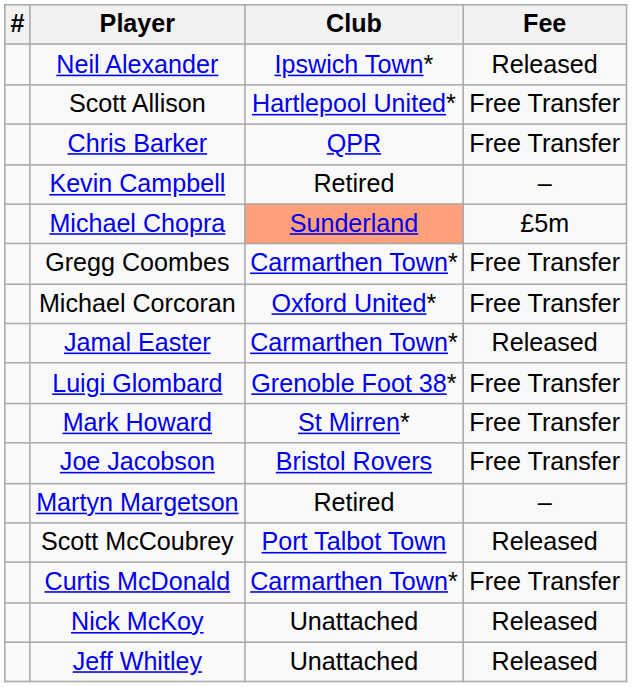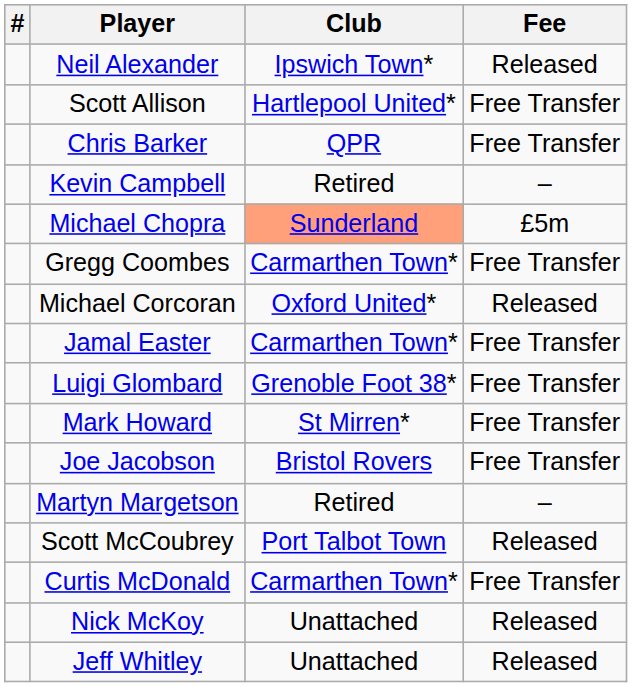(545, 303) Free Transfer -> (545, 303) Released
(545, 343) Released -> (545, 343) Free Transfer
